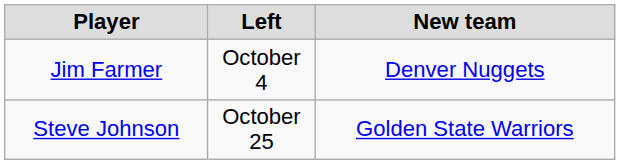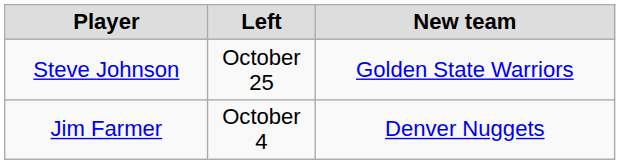rows swapped: (106, 69) <-> (106, 129)
